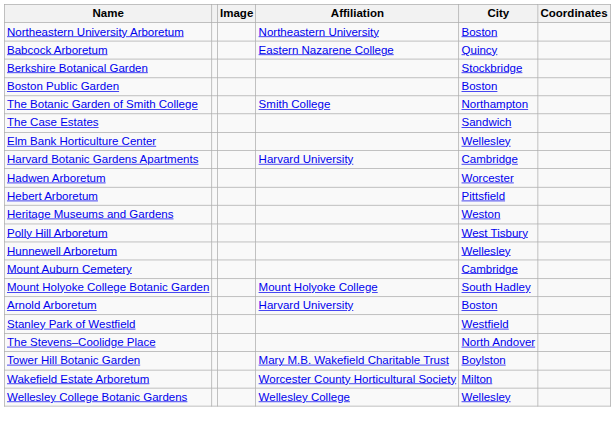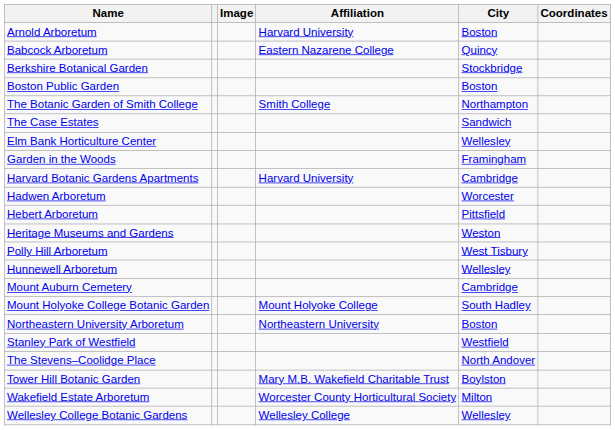rows swapped: (52, 305) <-> (95, 31)
+ row: (61, 159)
